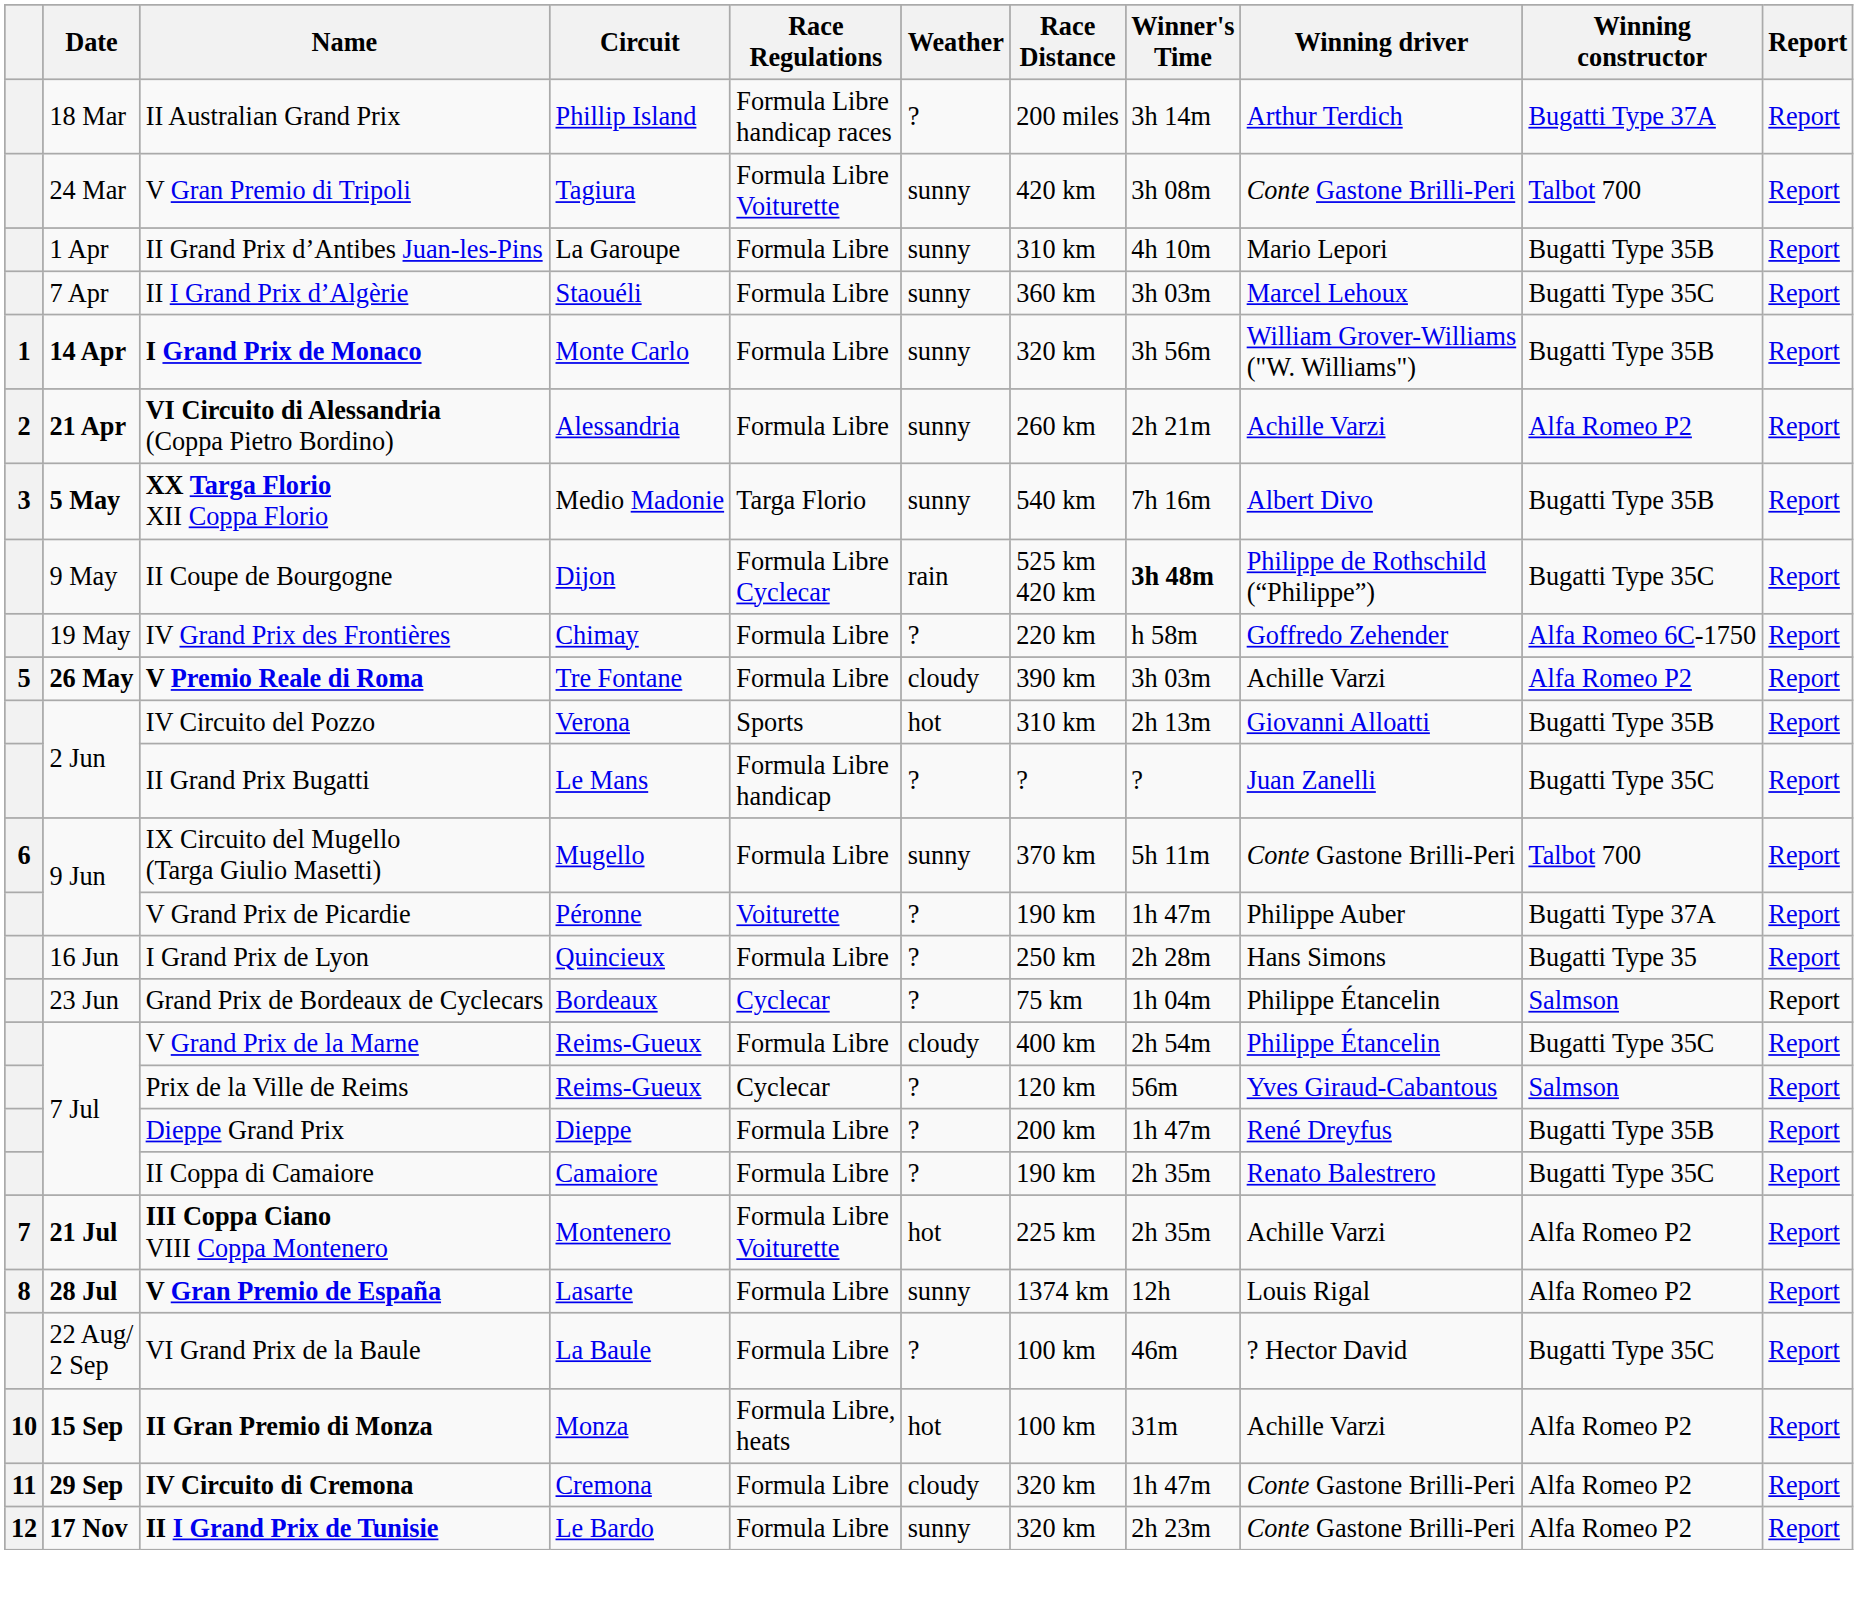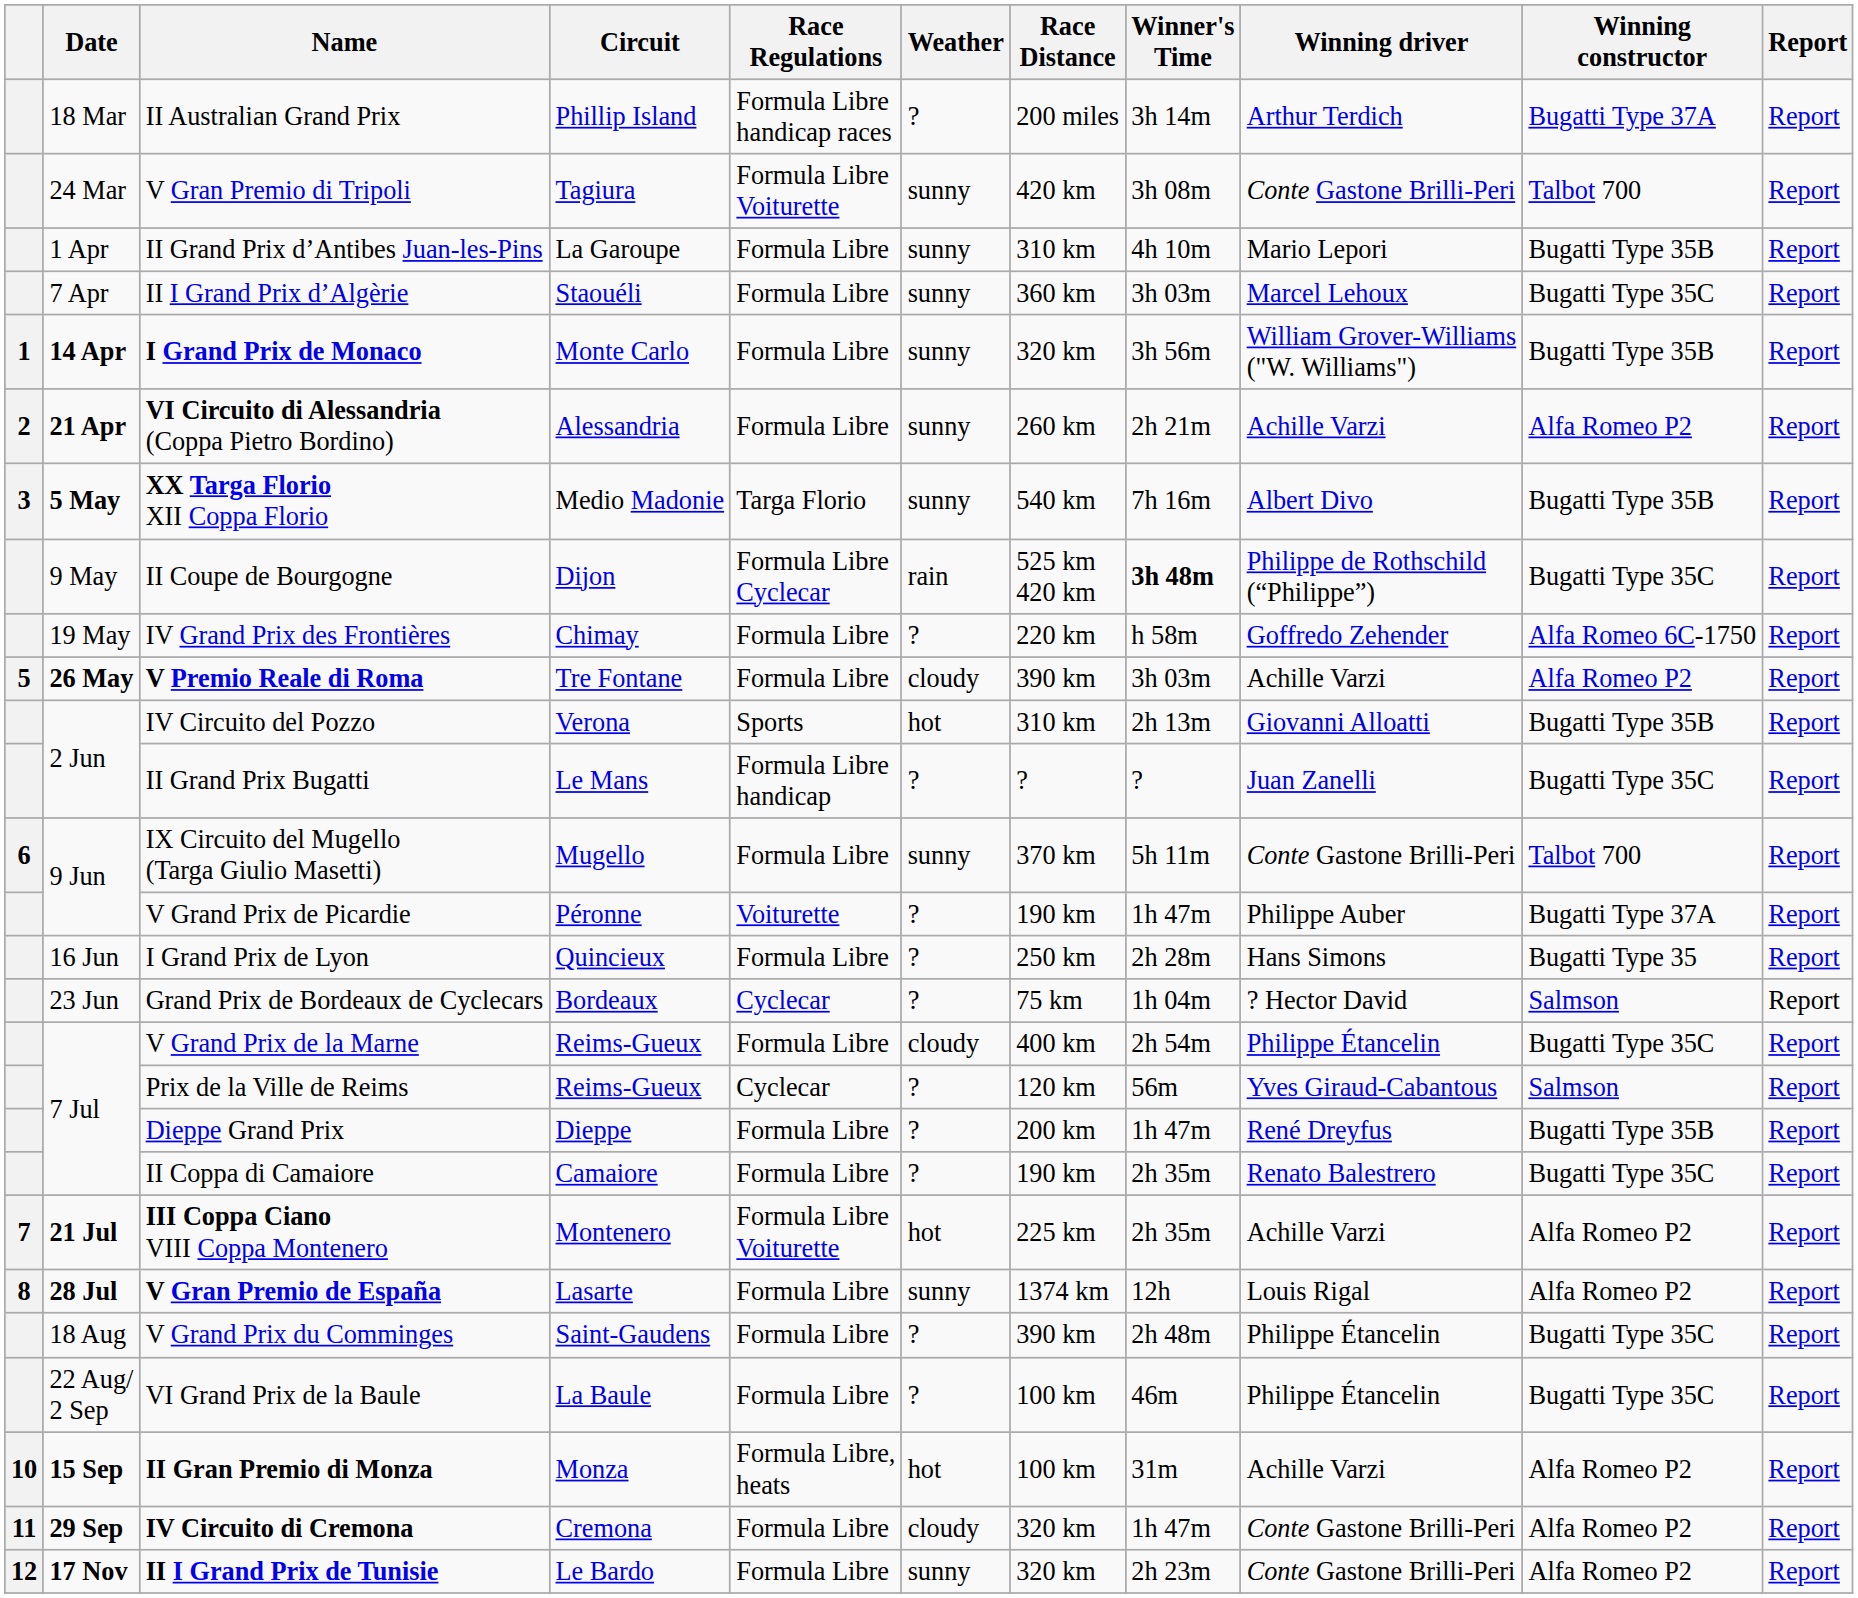(1343, 1000) Philippe Étancelin -> (1327, 1000) ? Hector David
+ row: (299, 1335)
(1327, 1350) ? Hector David -> (1343, 1393) Philippe Étancelin
